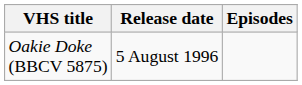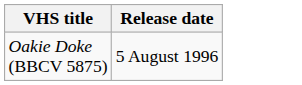- column: (260, 18)
